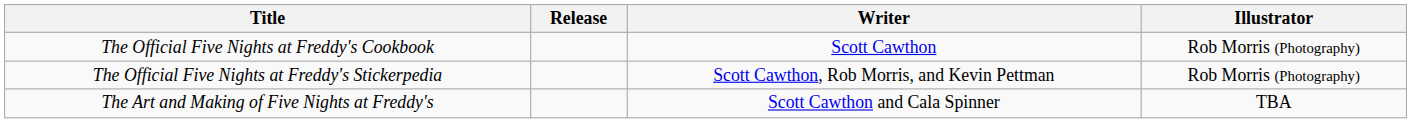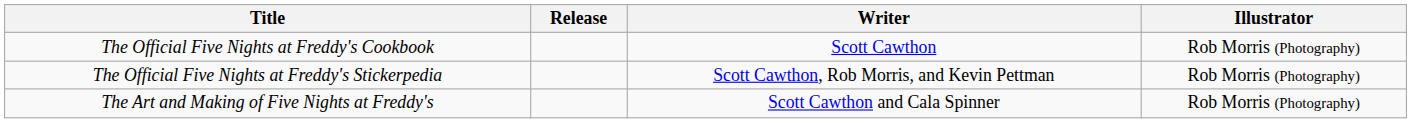(1274, 103) TBA -> (1274, 103) Rob Morris (Photography)
